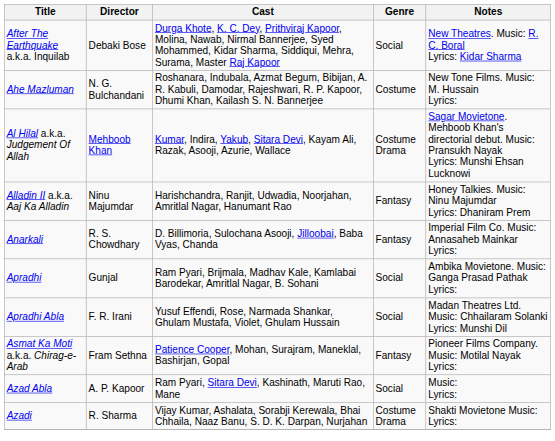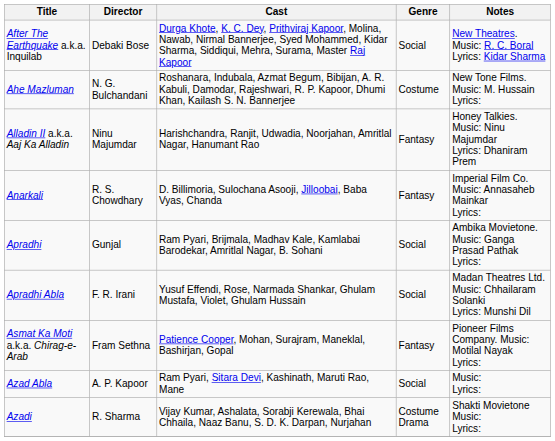- row: (38, 145)
